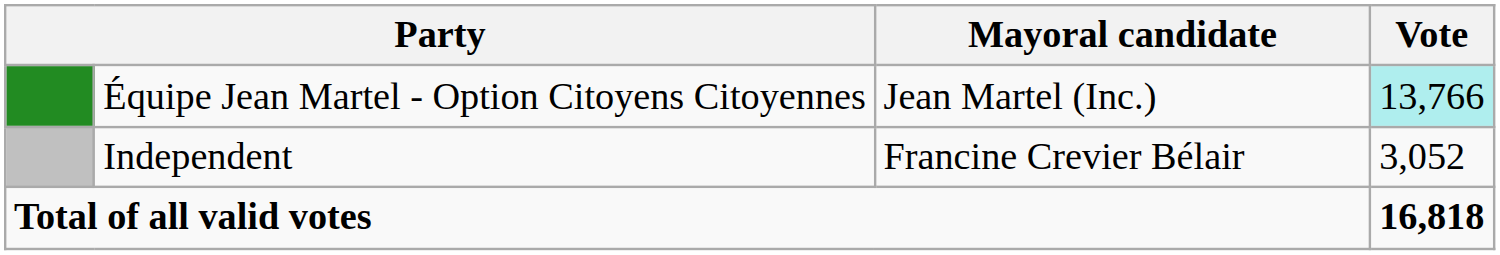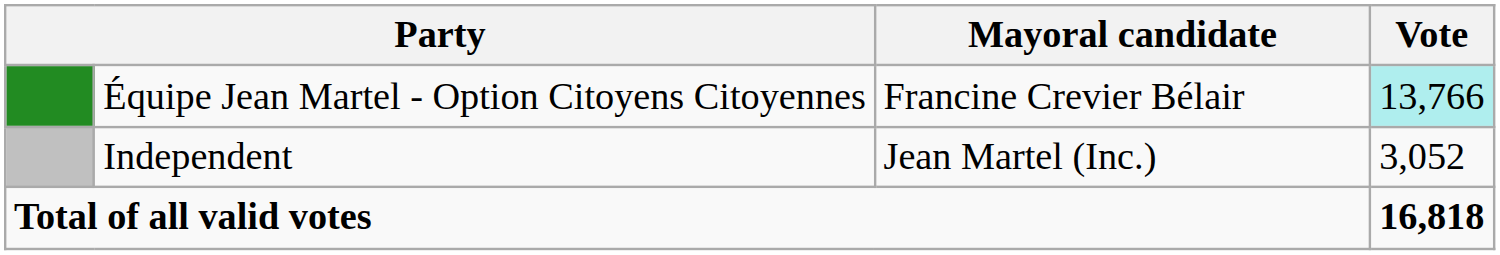(1020, 95) Jean Martel (Inc.) -> (1064, 95) Francine Crevier Bélair
(1064, 156) Francine Crevier Bélair -> (1020, 156) Jean Martel (Inc.)
